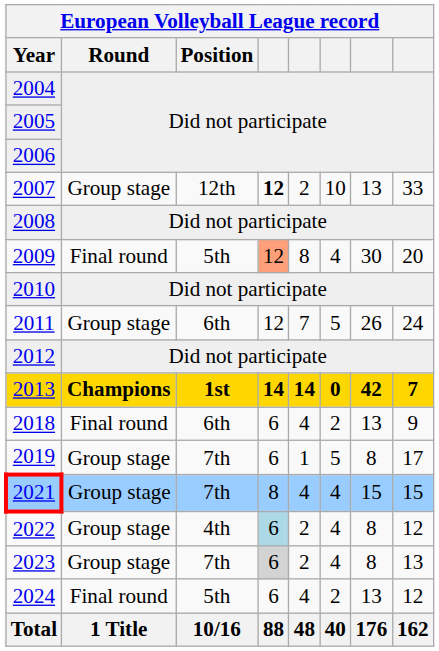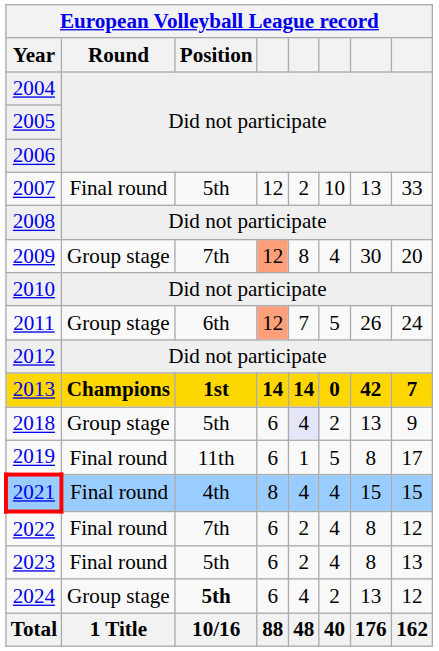(119, 188) Group stage -> (118, 188) Final round
(217, 188) 12th -> (216, 188) 5th
(274, 188) bold -> (273, 188) normal
(119, 255) Final round -> (118, 255) Group stage
(217, 255) 5th -> (216, 255) 7th
(274, 322) no background -> (273, 322) lightsalmon background
(119, 423) Final round -> (118, 423) Group stage
(217, 423) 6th -> (216, 423) 5th
(304, 423) no background -> (304, 423) lavender background
(119, 457) Group stage -> (118, 457) Final round
(217, 457) 7th -> (216, 457) 11th
(119, 492) Group stage -> (119, 492) Final round
(217, 492) 7th -> (216, 492) 4th
(119, 528) Group stage -> (118, 528) Final round
(217, 528) 4th -> (216, 528) 7th
(274, 528) lightblue background -> (273, 528) no background
(119, 562) Group stage -> (118, 562) Final round
(217, 562) 7th -> (216, 562) 5th
(274, 562) lightgrey background -> (273, 562) no background
(119, 595) Final round -> (118, 595) Group stage
(217, 595) normal -> (216, 595) bold
